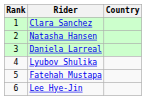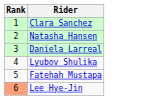- column: (123, 11)
(16, 89) no background -> (16, 89) lightsalmon background
